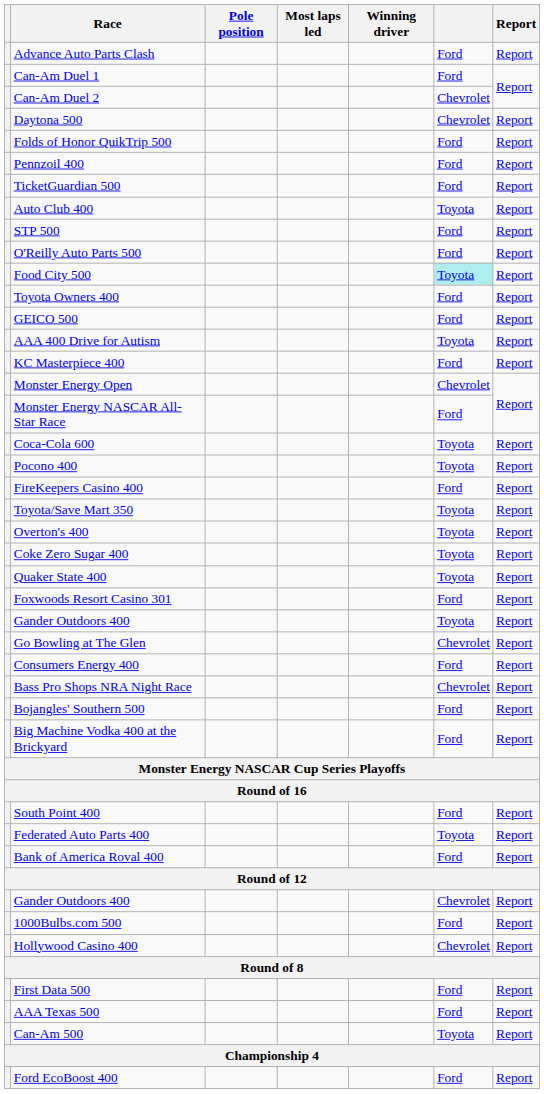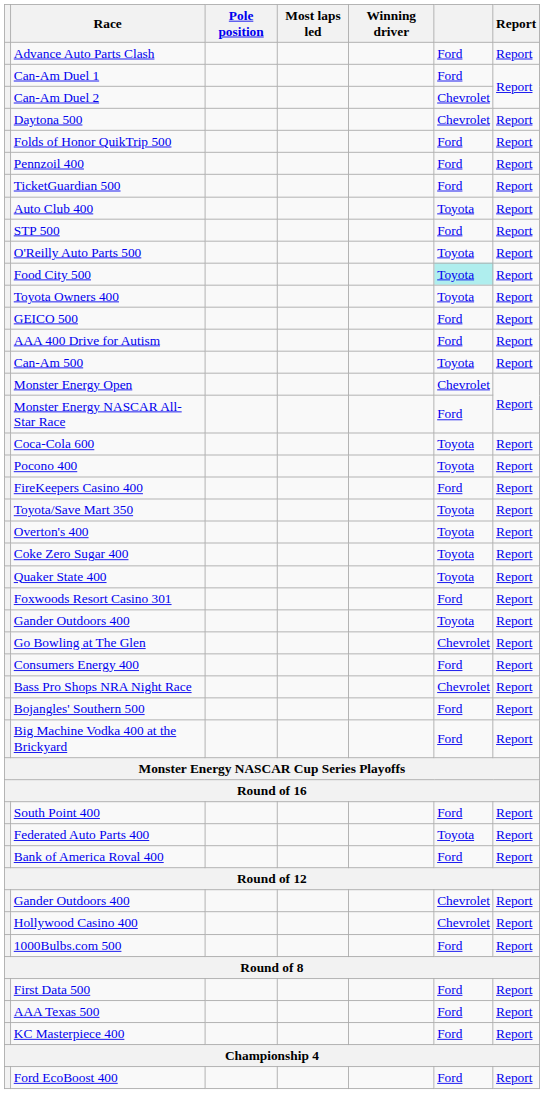(450, 252) Ford -> (456, 252) Toyota
(450, 296) Ford -> (456, 296) Toyota
(456, 340) Toyota -> (450, 340) Ford
rows swapped: (8, 362) <-> (8, 1034)
rows swapped: (8, 923) <-> (8, 945)
